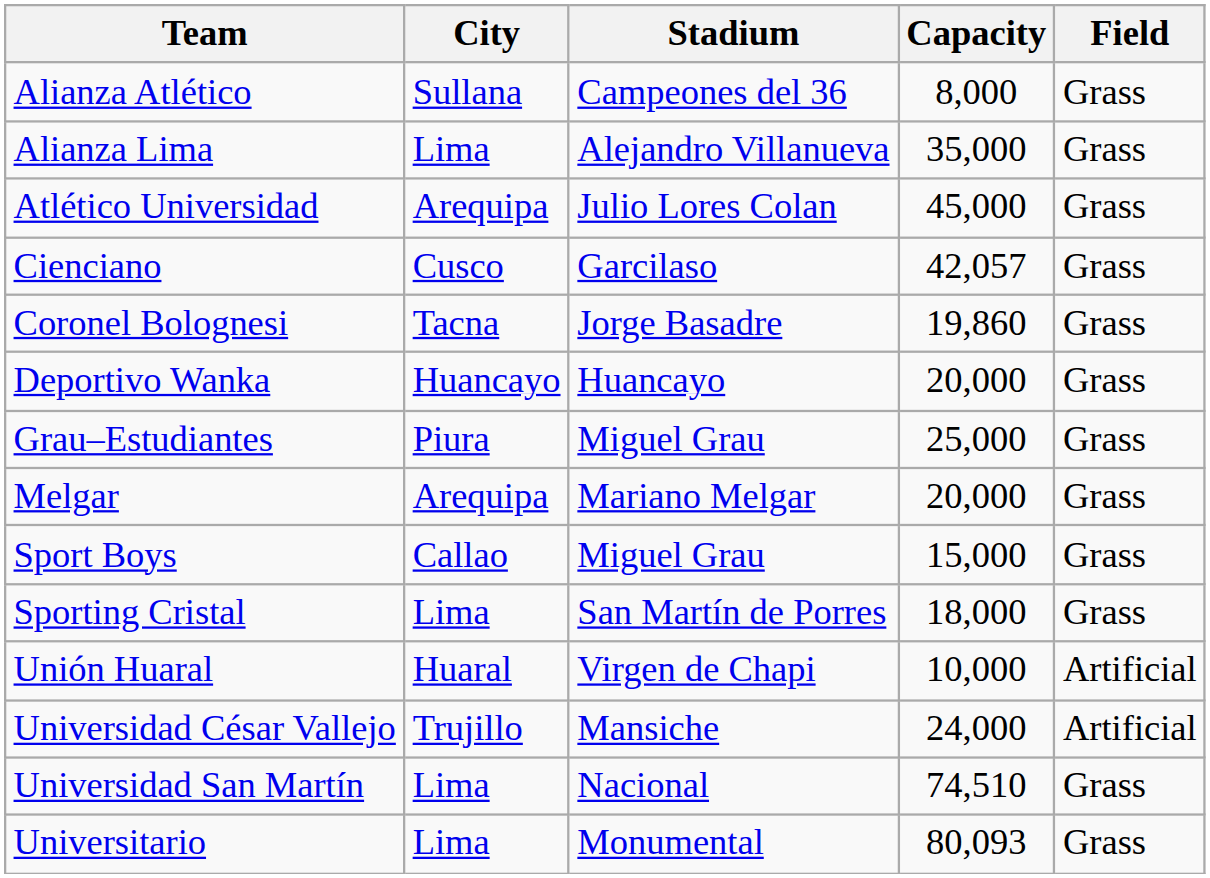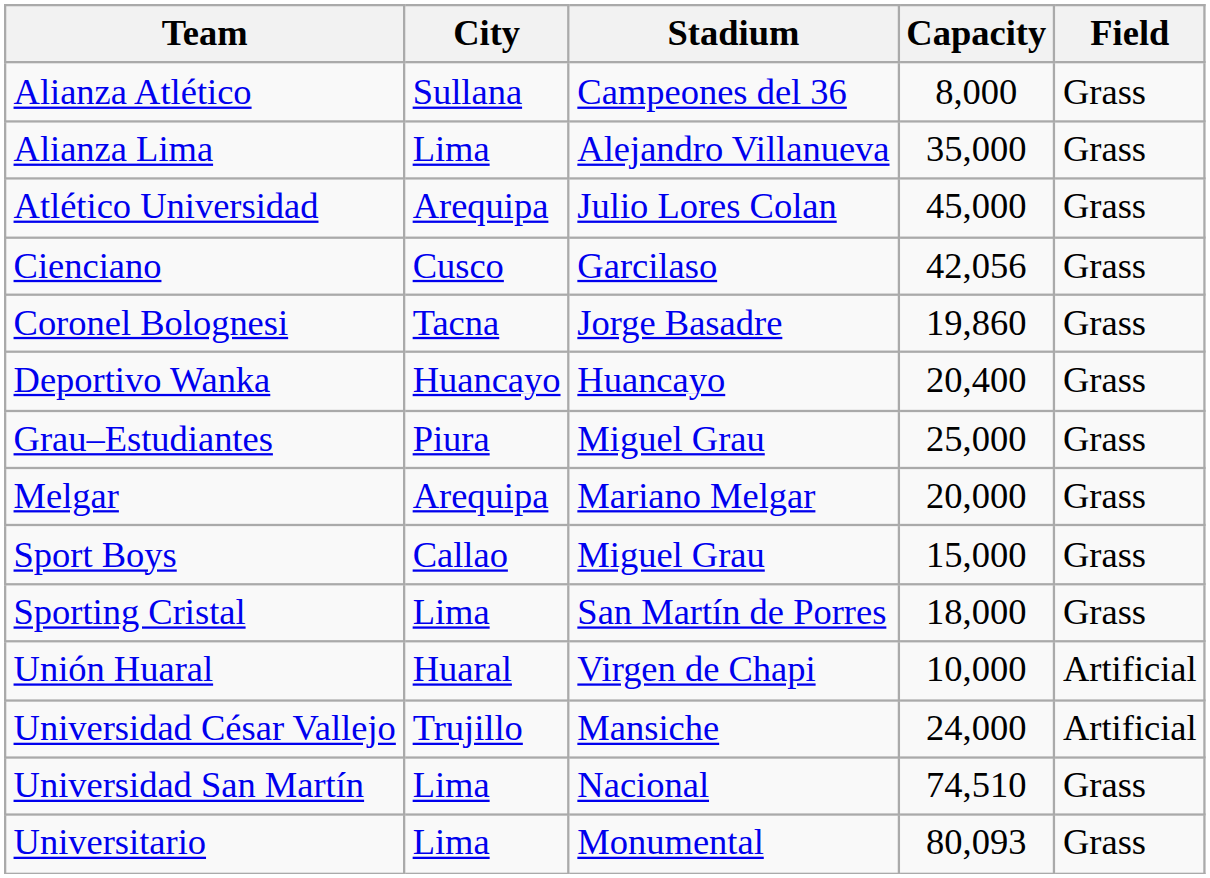(976, 264) 42,057 -> (976, 264) 42,056
(976, 380) 20,000 -> (976, 380) 20,400
